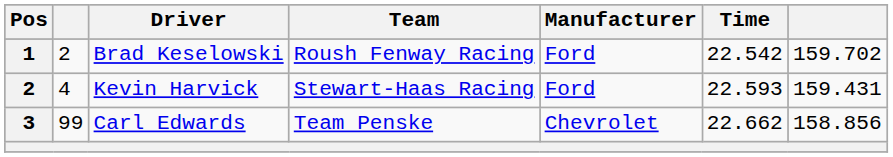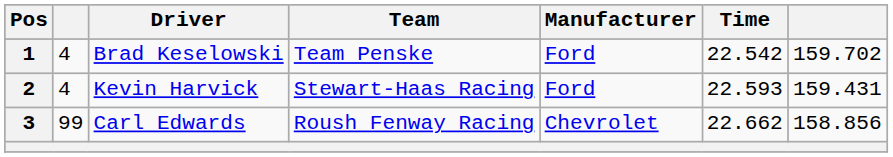(64, 56) 2 -> (64, 56) 4
(414, 56) Roush Fenway Racing -> (363, 56) Team Penske
(363, 125) Team Penske -> (414, 125) Roush Fenway Racing
